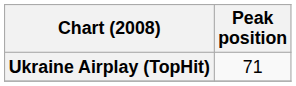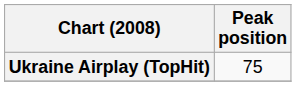(253, 66) 71 -> (253, 66) 75
